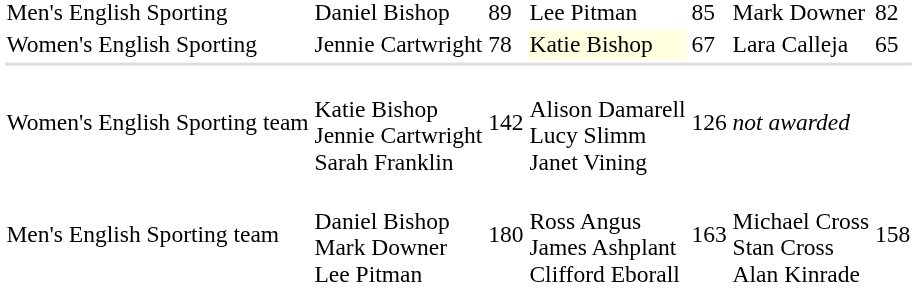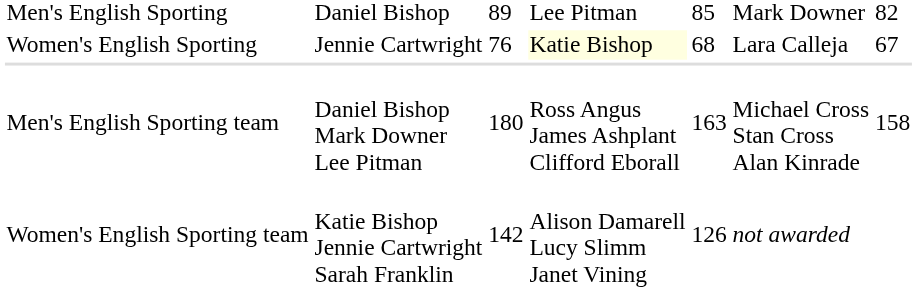(500, 44) 78 -> (500, 44) 76
(703, 44) 67 -> (703, 44) 68
(887, 44) 65 -> (887, 44) 67
rows swapped: (143, 234) <-> (158, 122)
